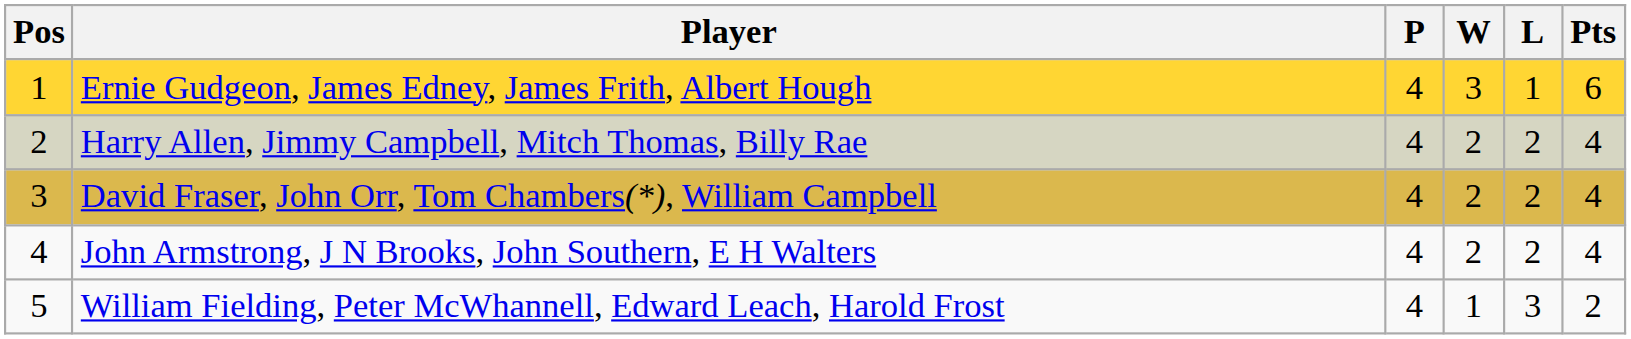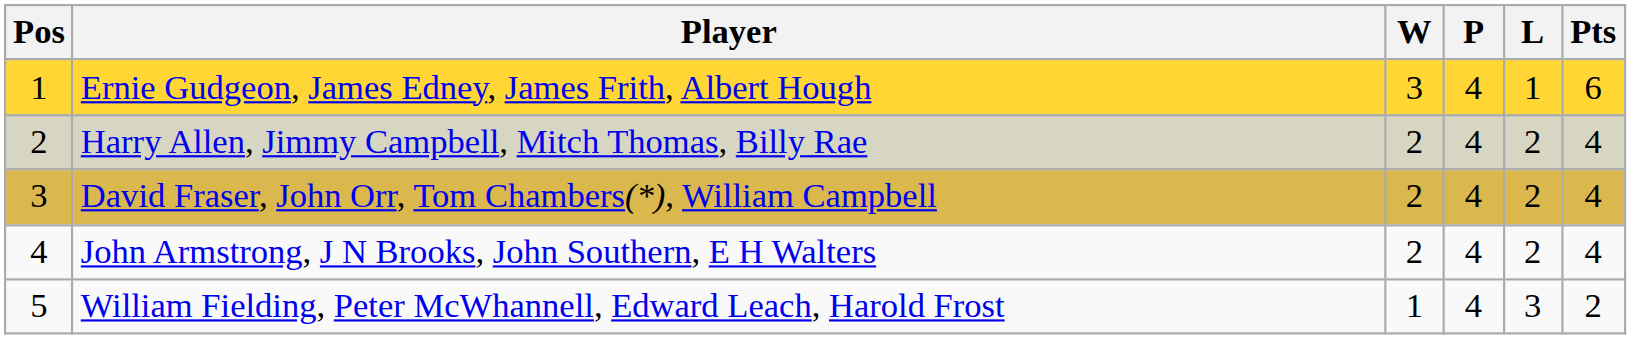columns swapped: (1414, 31) <-> (1473, 31)
